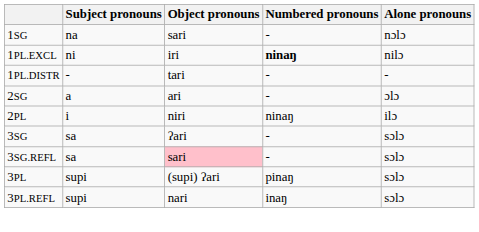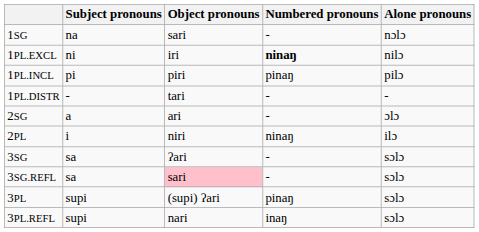+ row: (31, 75)
